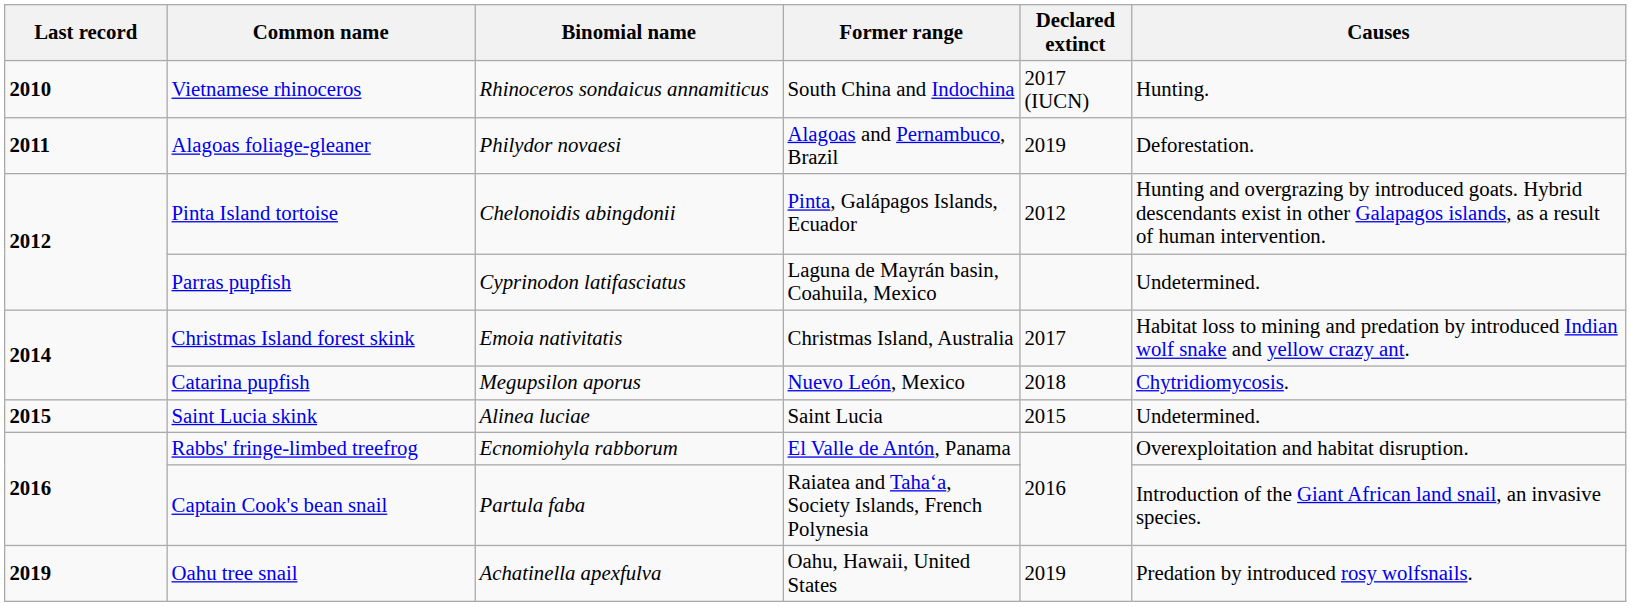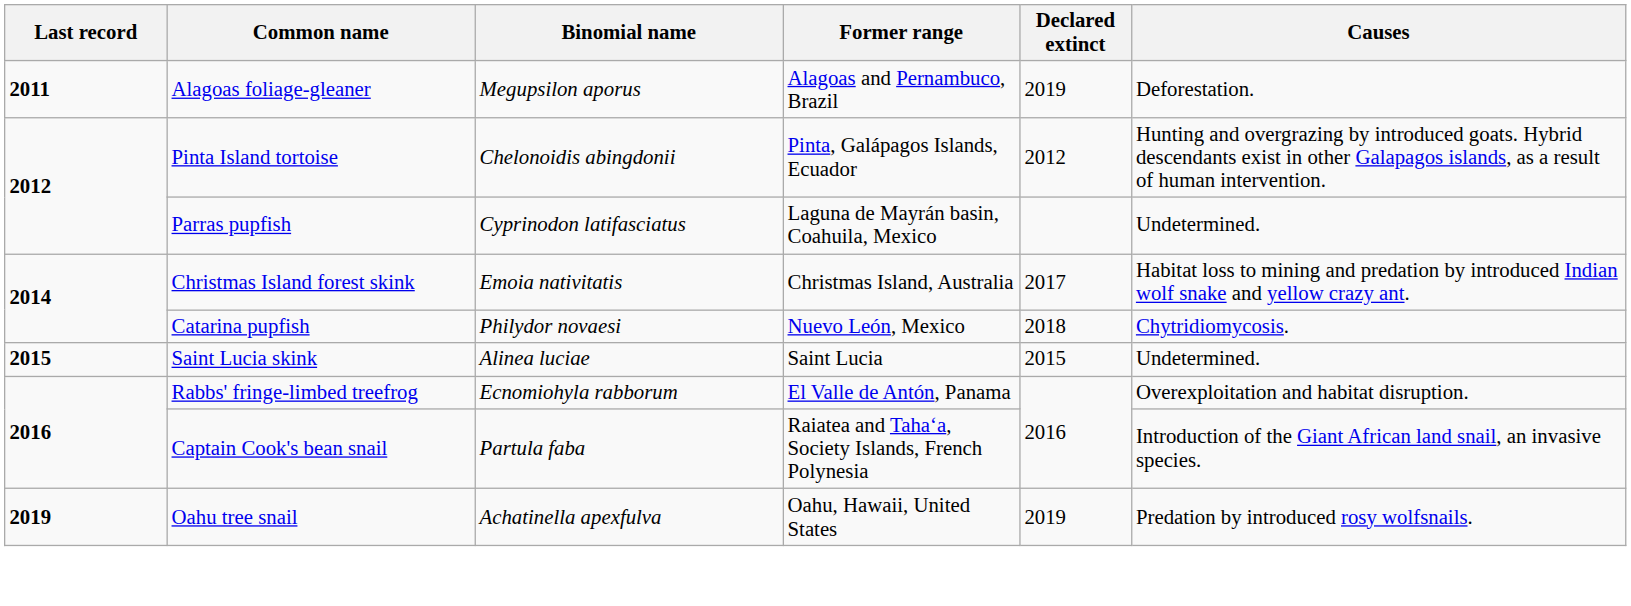- row: (266, 89)
(550, 145) Philydor novaesi -> (560, 89) Megupsilon aporus
(560, 382) Megupsilon aporus -> (550, 326) Philydor novaesi
